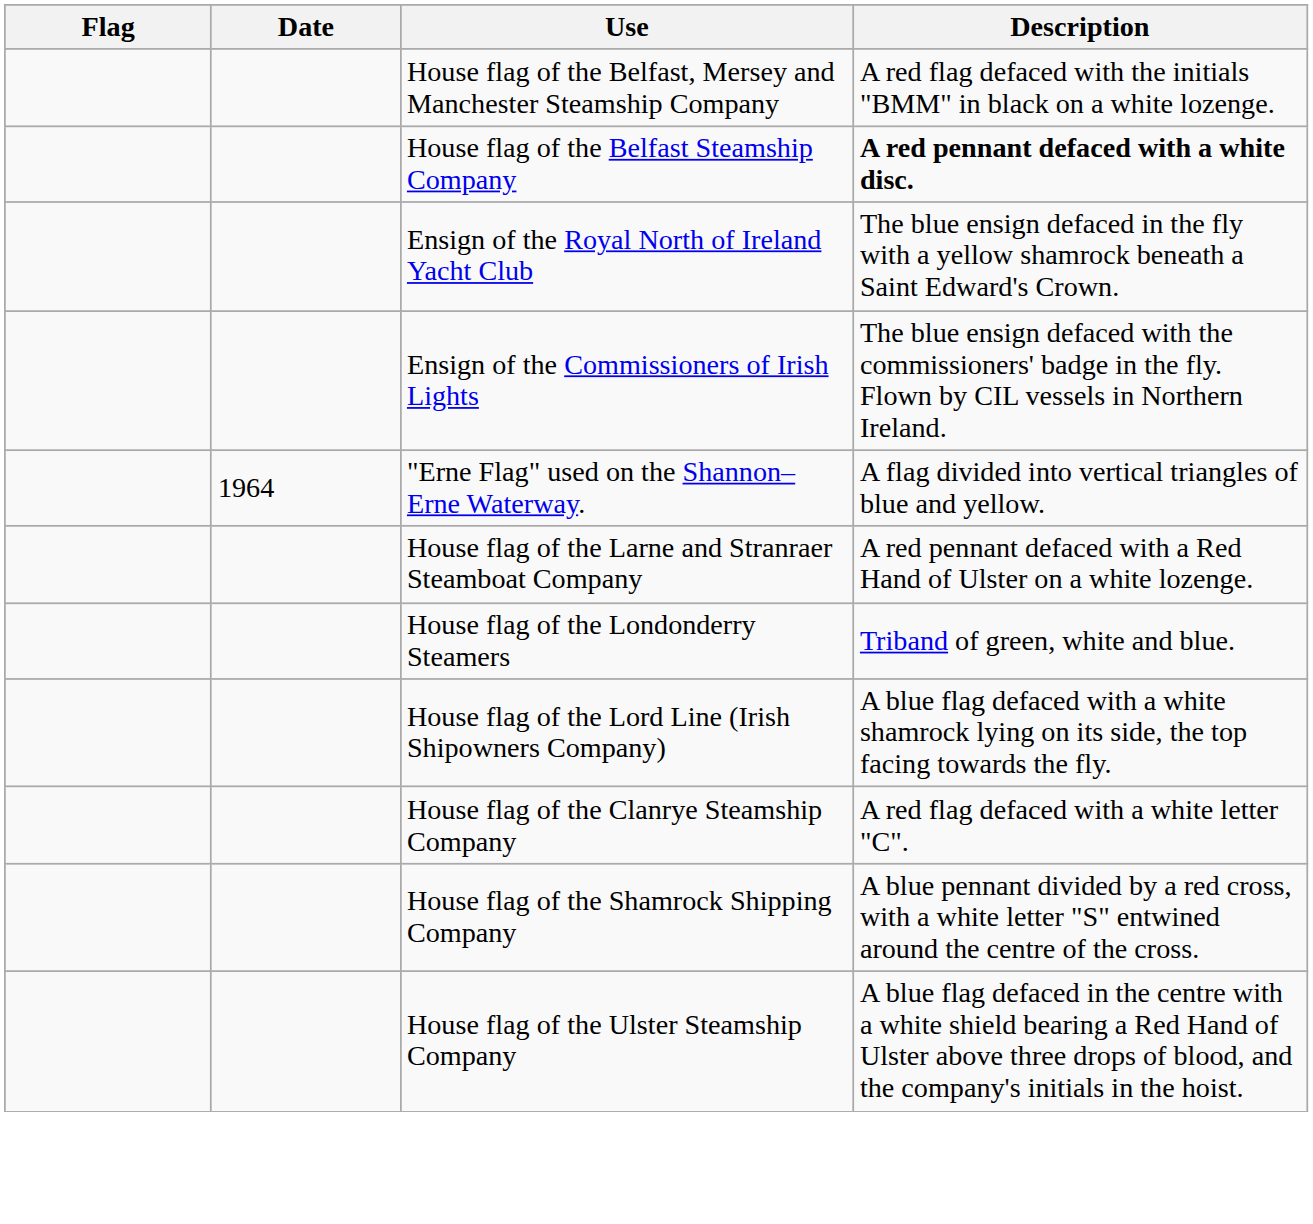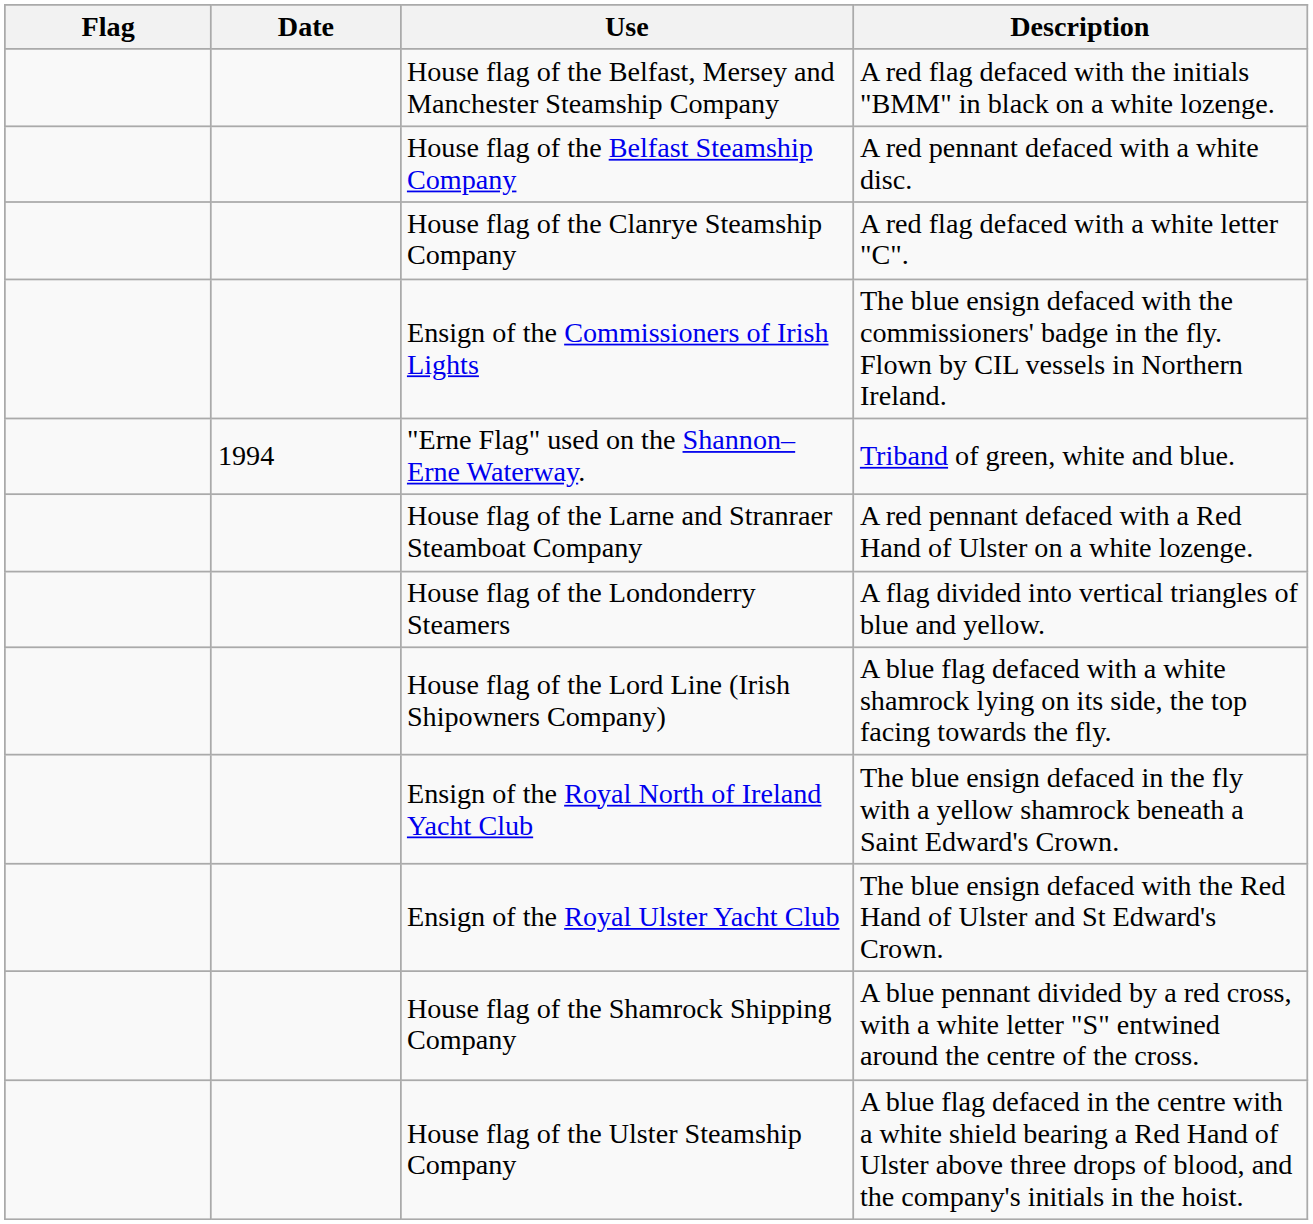(1072, 163) bold -> (1059, 163) normal
rows swapped: (615, 824) <-> (614, 255)
(246, 487) 1964 -> (246, 456) 1994
(1079, 487) A flag divided into vertical triangles of blue and yellow. -> (1047, 456) Triband of green, white and blue.
(1047, 640) Triband of green, white and blue. -> (1079, 608) A flag divided into vertical triangles of blue and yellow.
+ row: (623, 916)
